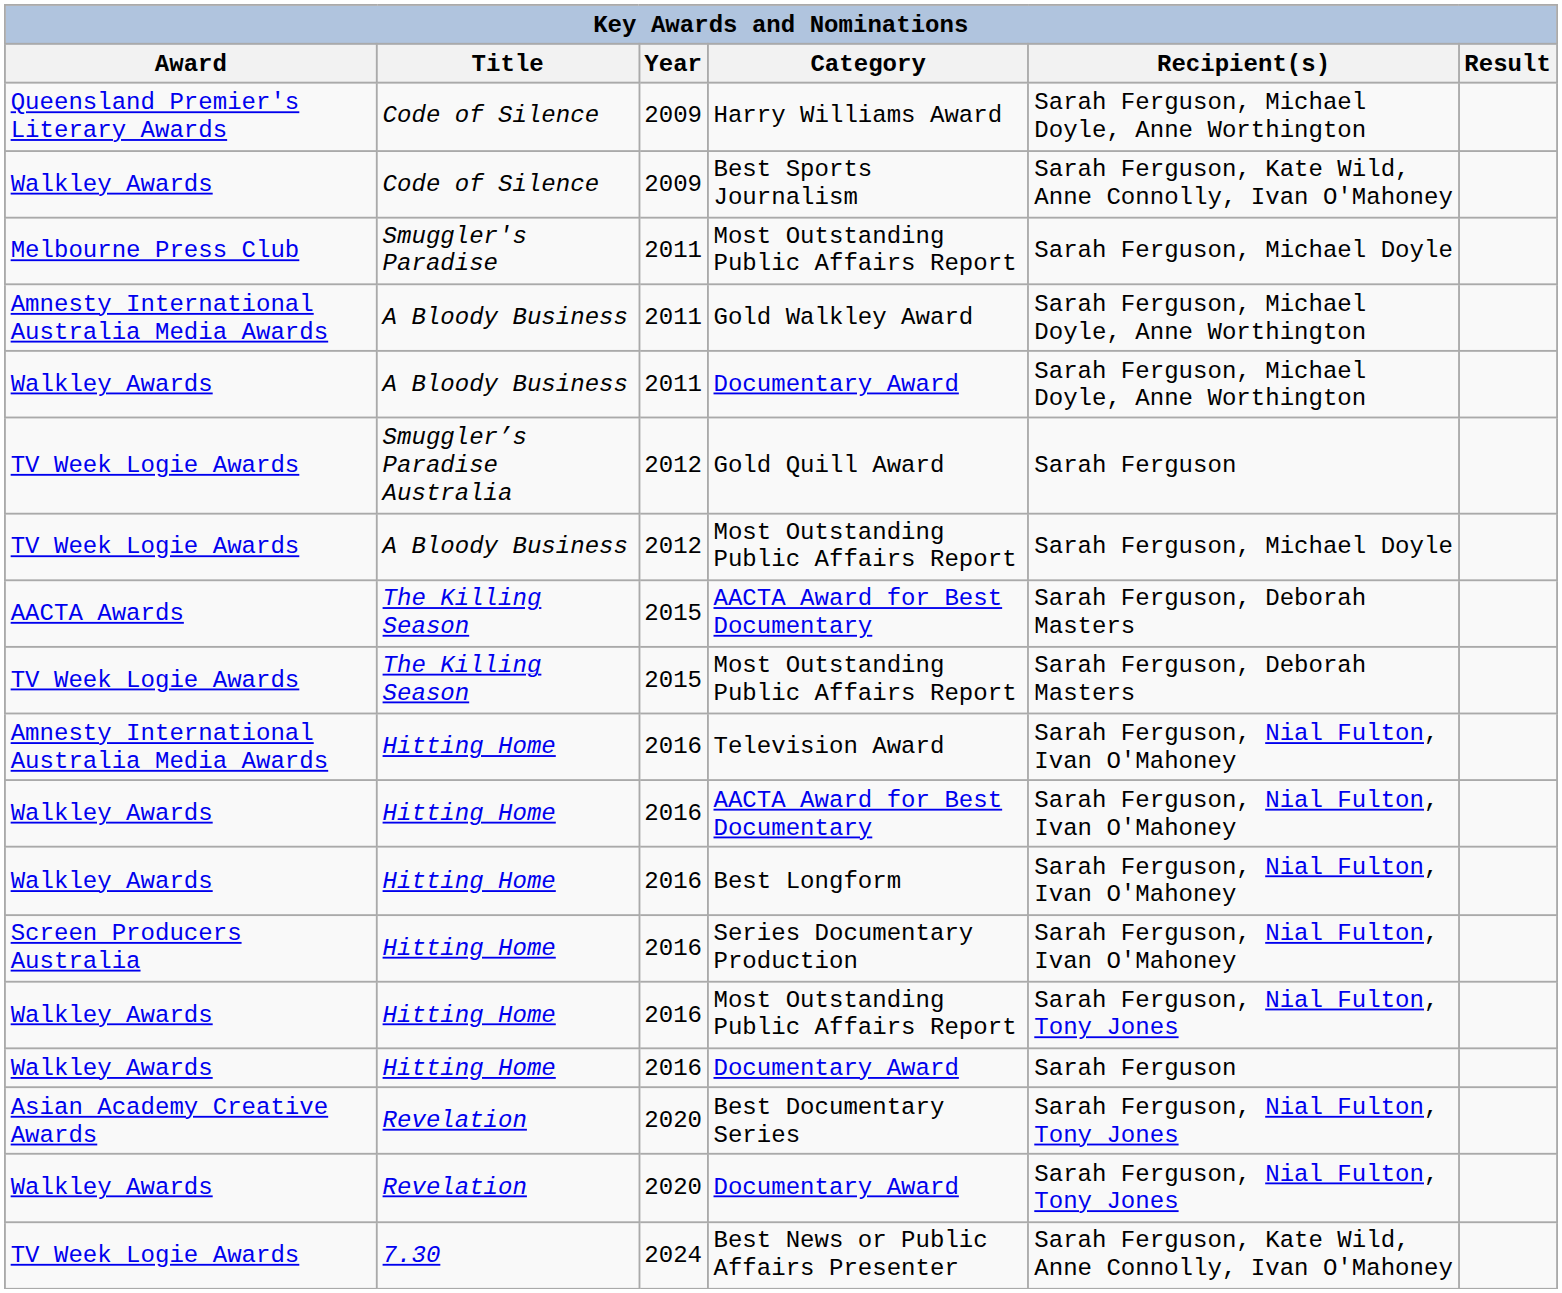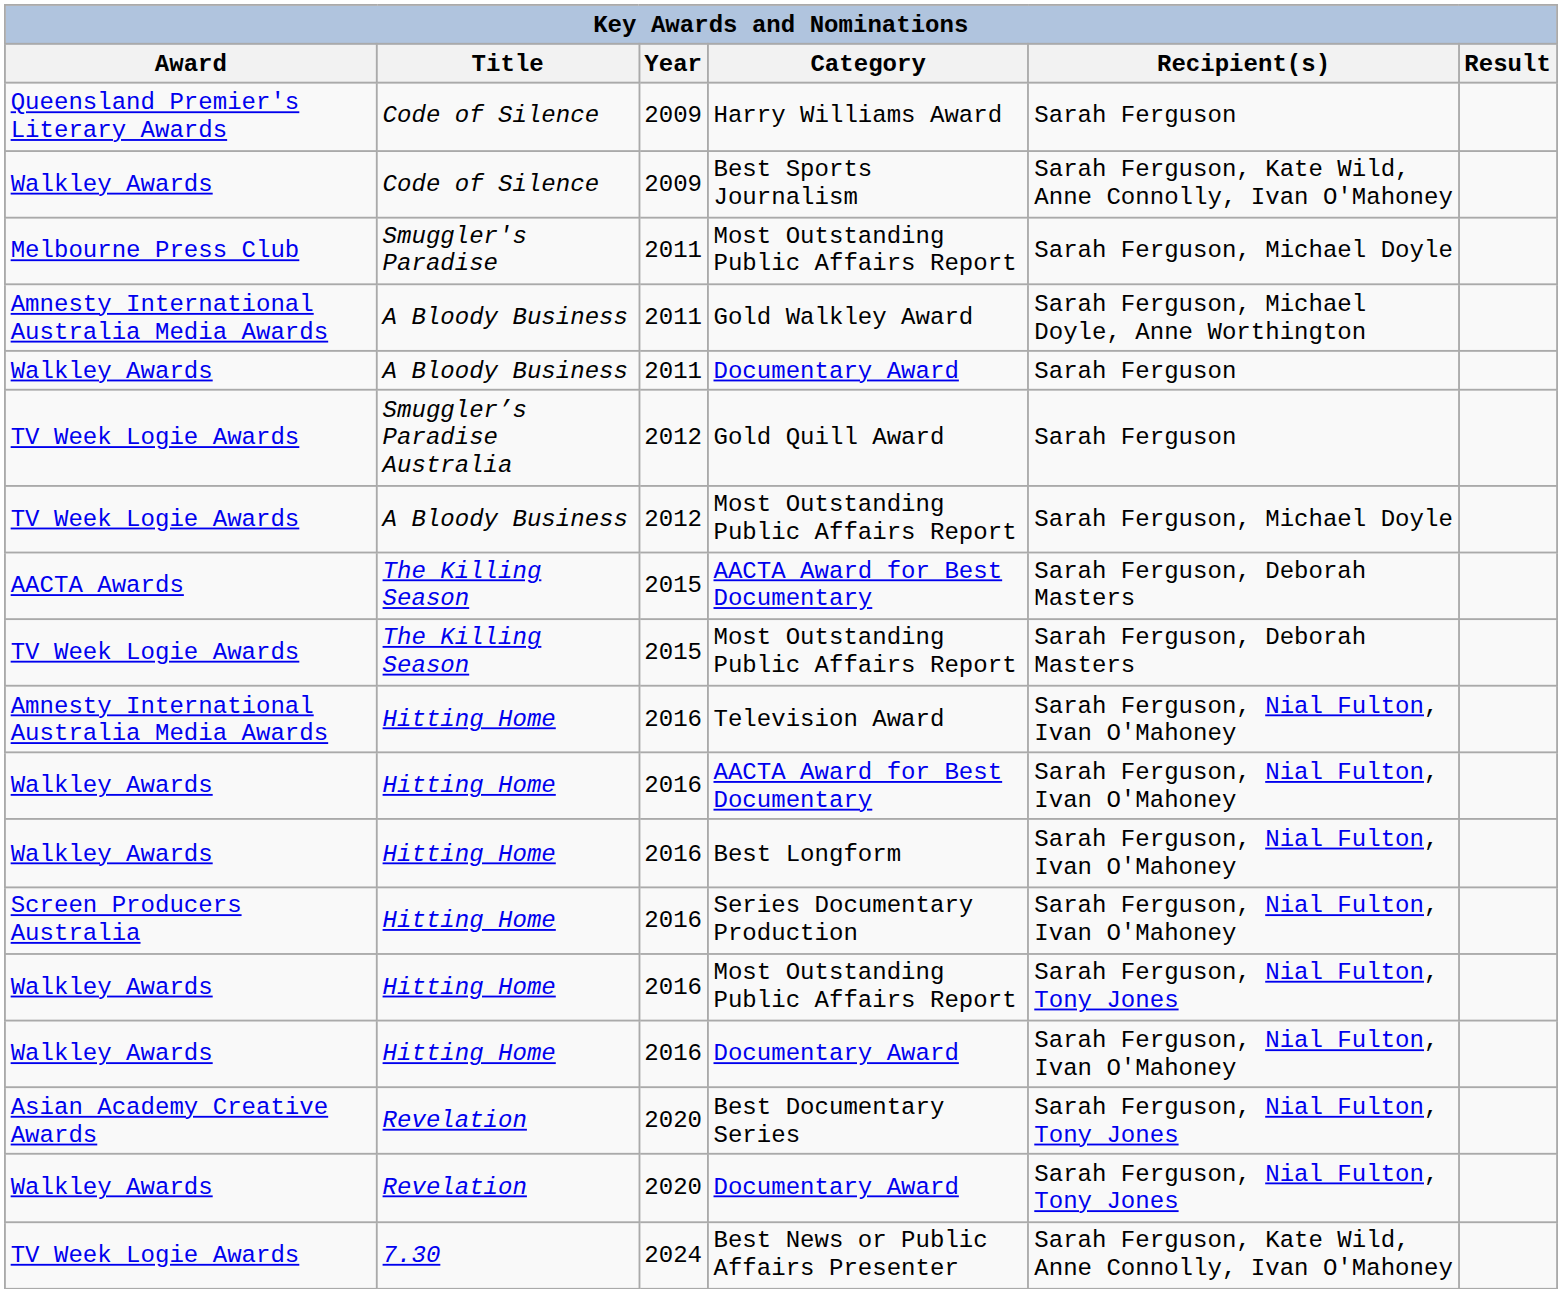(1200, 117) Sarah Ferguson, Michael Doyle, Anne Worthington -> (1135, 117) Sarah Ferguson
(1200, 385) Sarah Ferguson, Michael Doyle, Anne Worthington -> (1135, 371) Sarah Ferguson
(1135, 1068) Sarah Ferguson -> (1236, 1054) Sarah Ferguson, Nial Fulton, Ivan O'Mahoney
